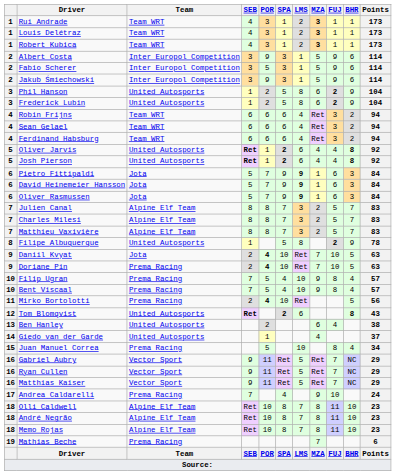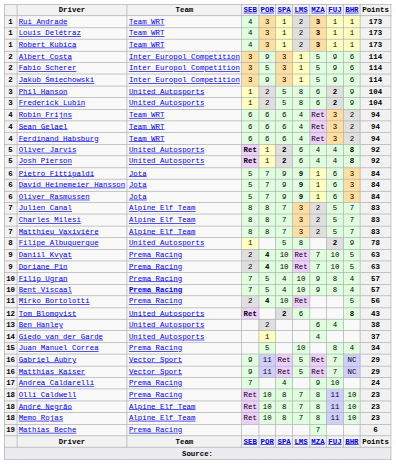(138, 255) Jota -> (156, 255) Prema Racing
(156, 290) normal -> (156, 290) bold
- row: (43, 372)
(162, 407) Alpine Elf Team -> (156, 395) Prema Racing
